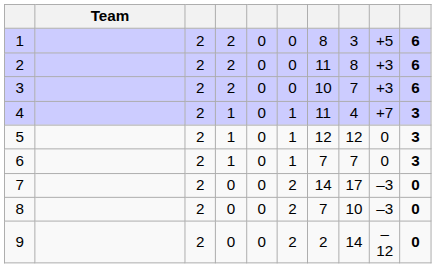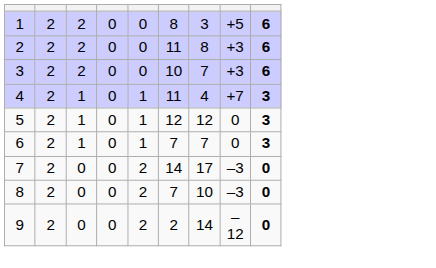- column: (110, 16)
